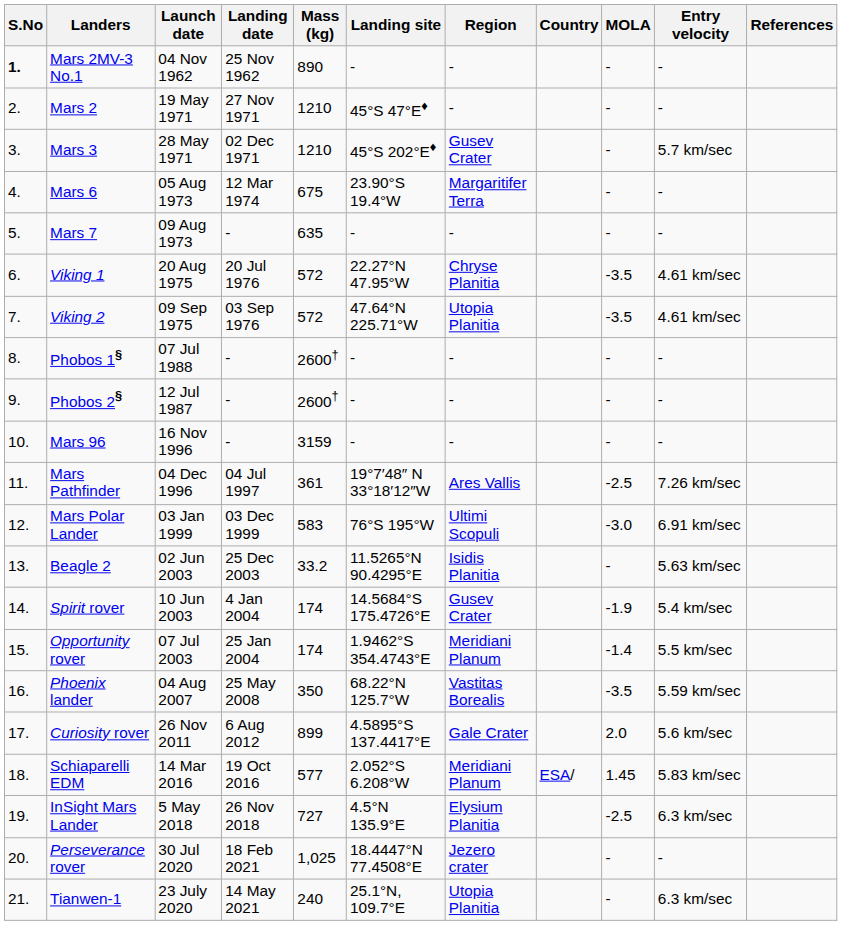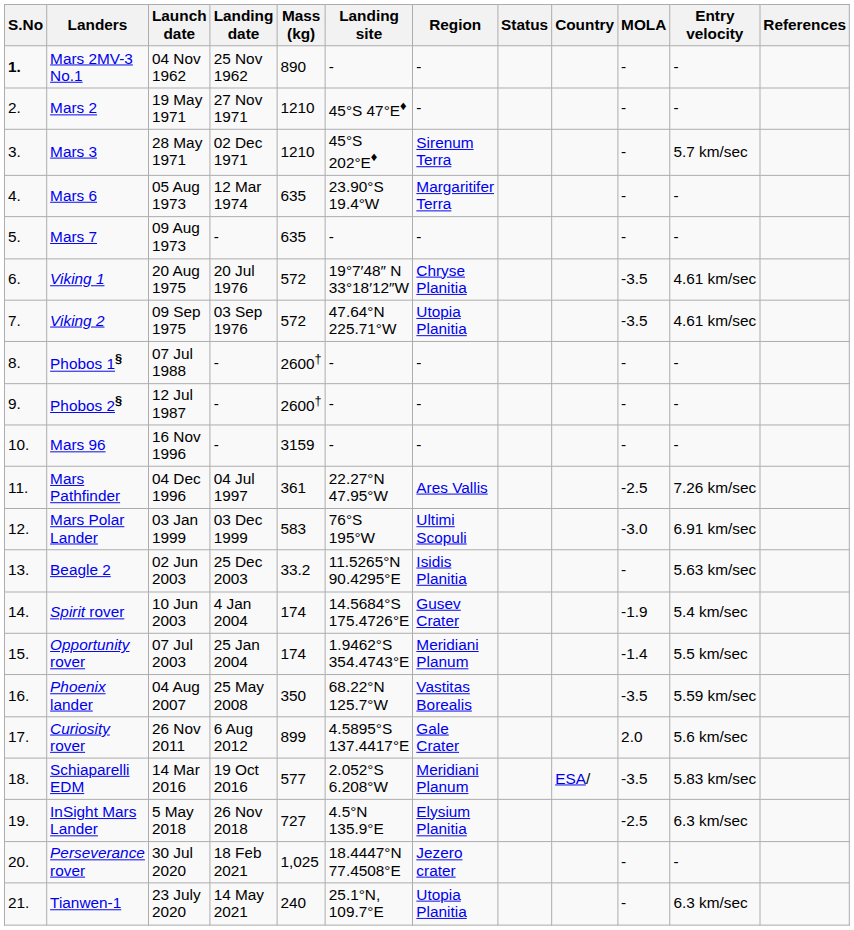+ column: (525, 25)
(471, 150) Gusev Crater -> (445, 152) Sirenum Terra
(310, 191) 675 -> (293, 196) 635
(380, 275) 22.27°N 47.95°W -> (369, 279) 19°7′48″ N 33°18′12″W
(390, 483) 19°7′48″ N 33°18′12″W -> (358, 487) 22.27°N 47.95°W
(620, 774) 1.45 -> (634, 778) -3.5
